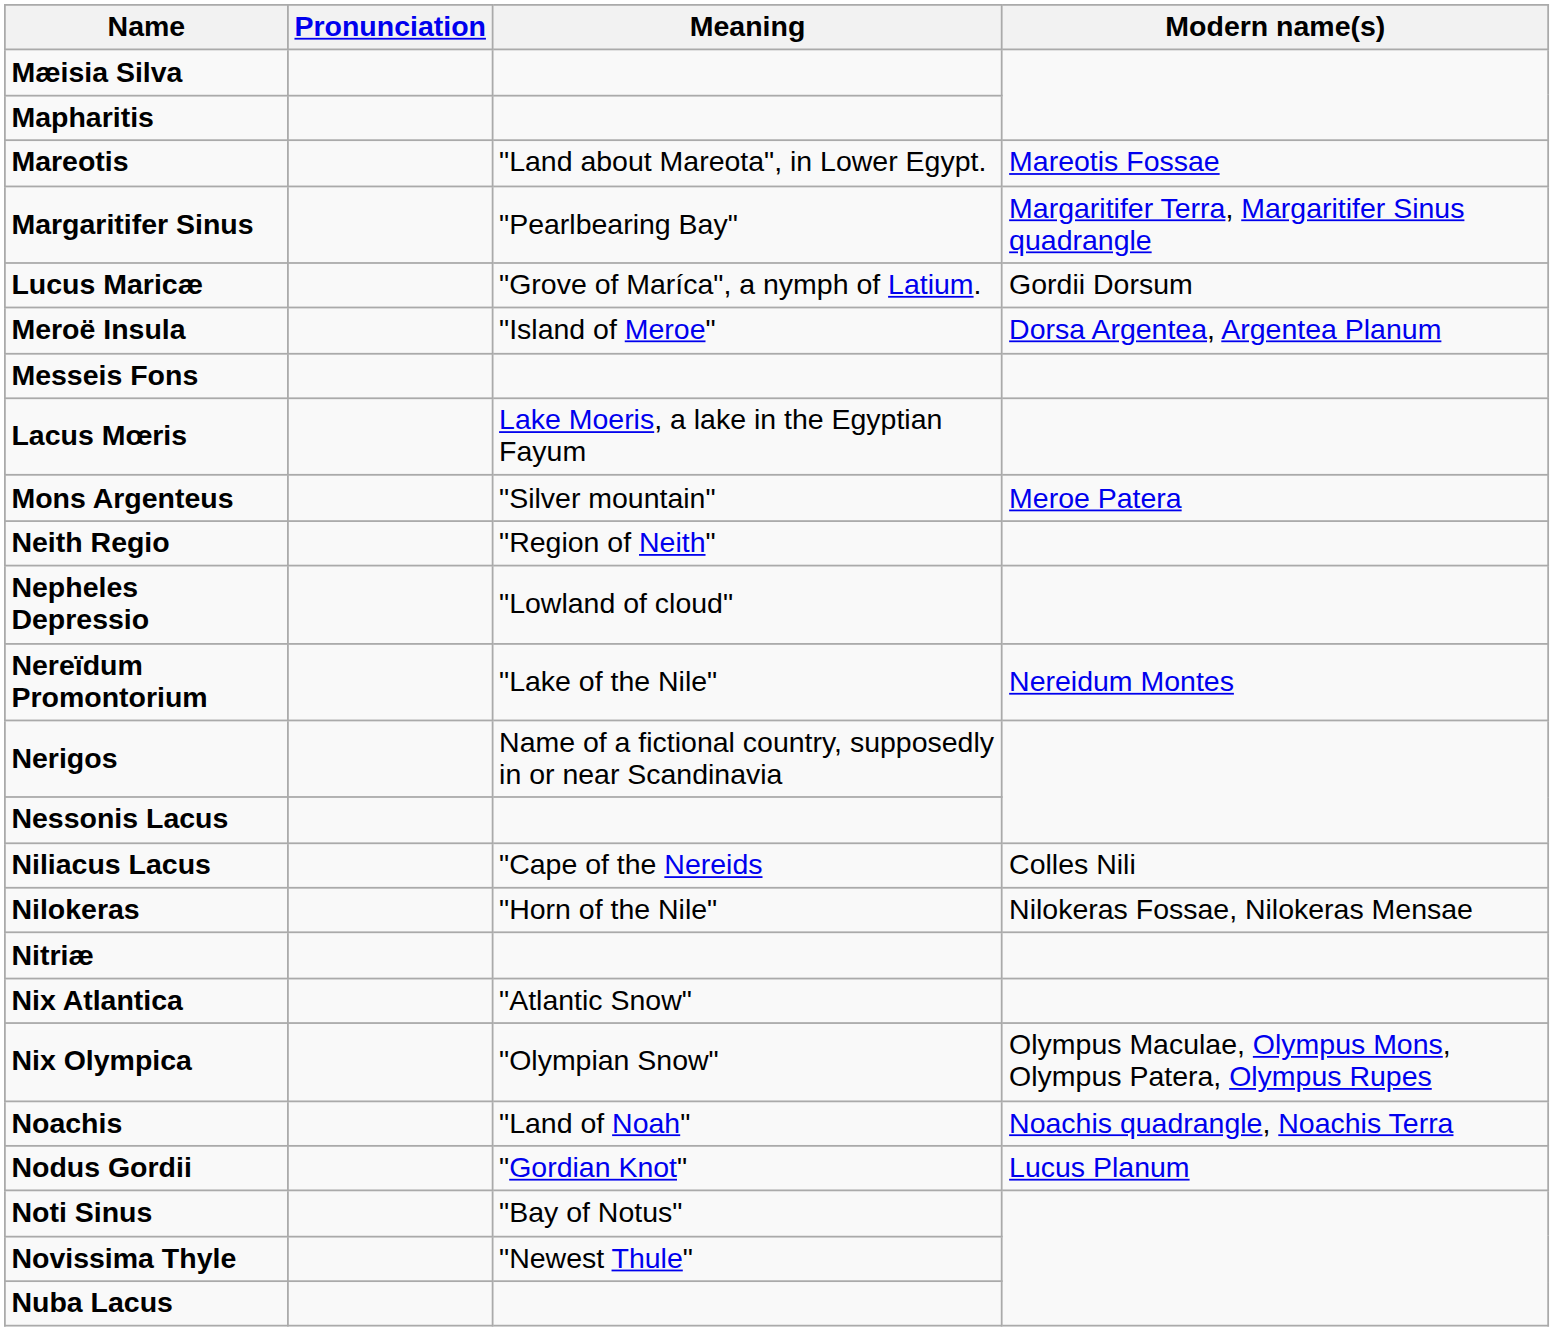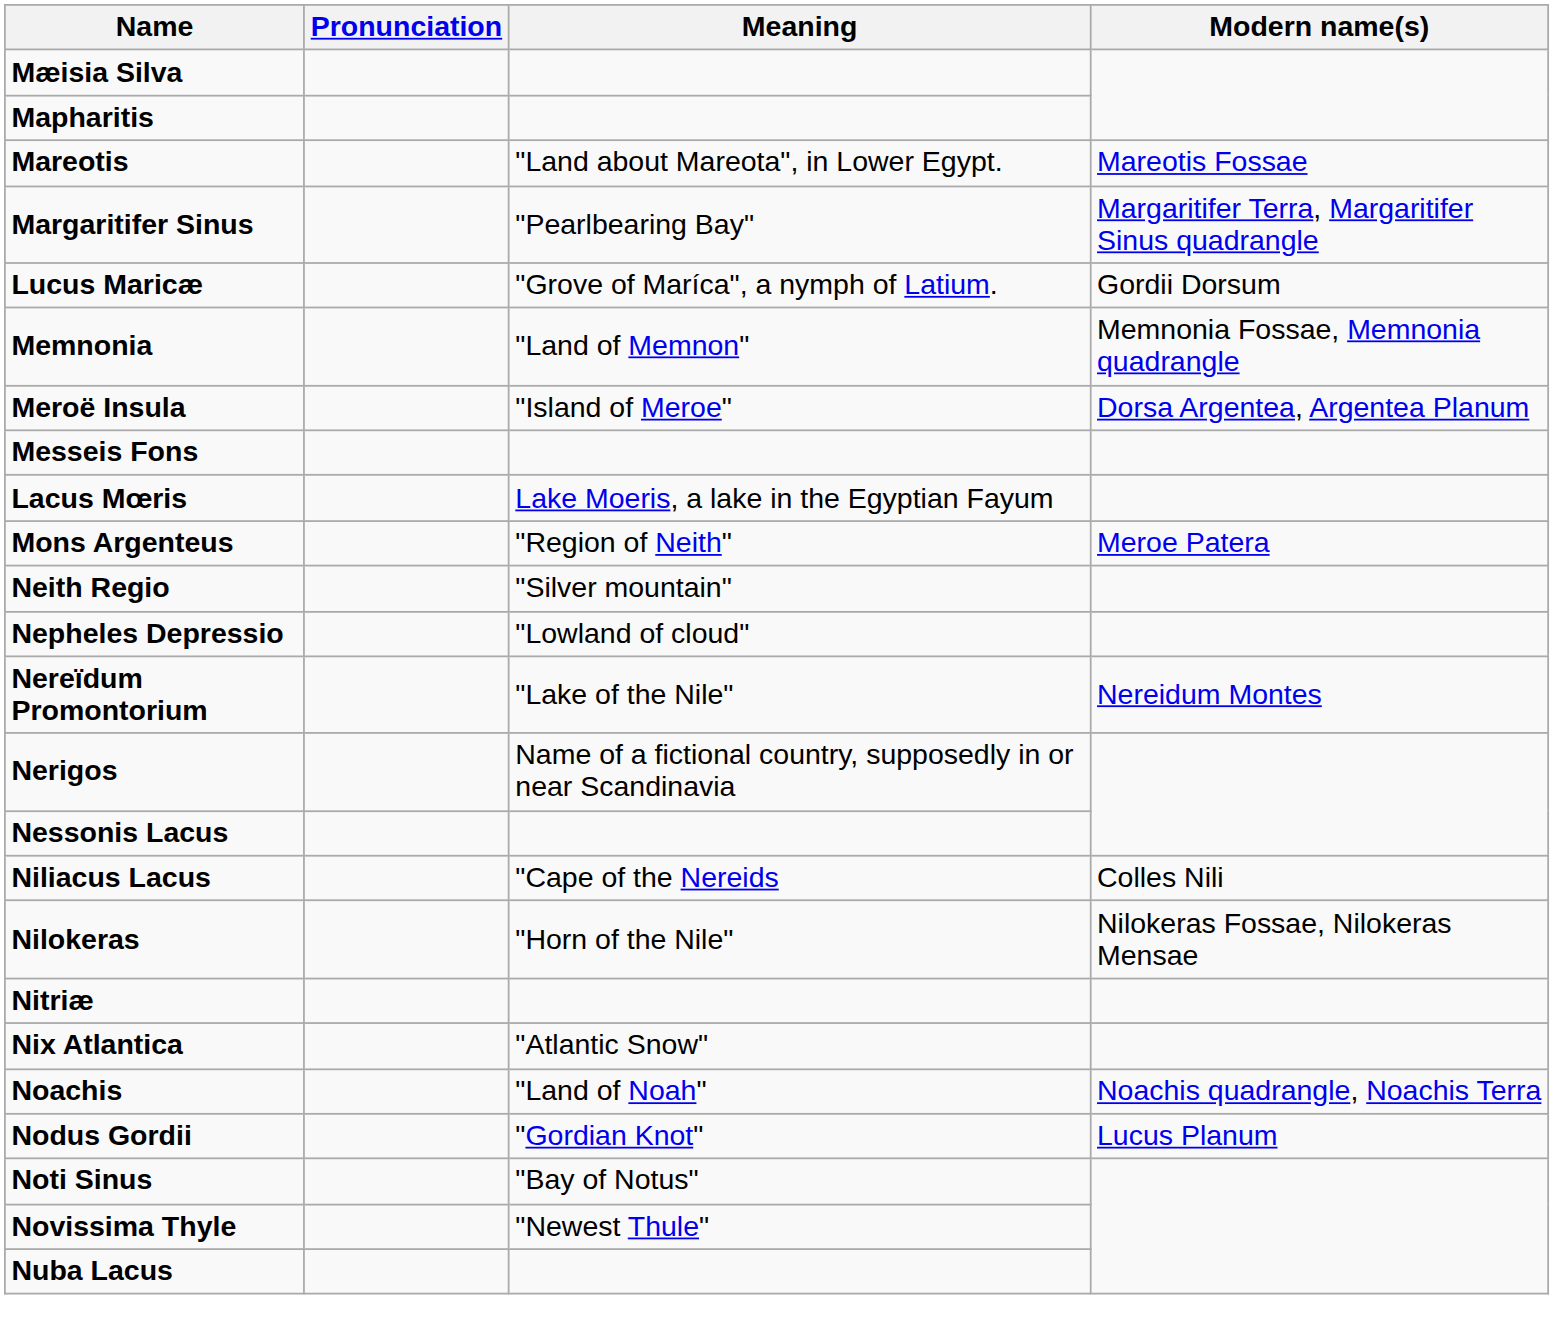+ row: (82, 346)
(607, 497) "Silver mountain" -> (624, 542) "Region of Neith"
(607, 542) "Region of Neith" -> (624, 588) "Silver mountain"
- row: (102, 1061)
